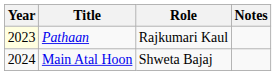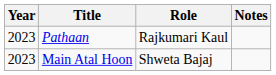(22, 37) lightyellow background -> (22, 37) no background
(22, 59) 2024 -> (22, 59) 2023
